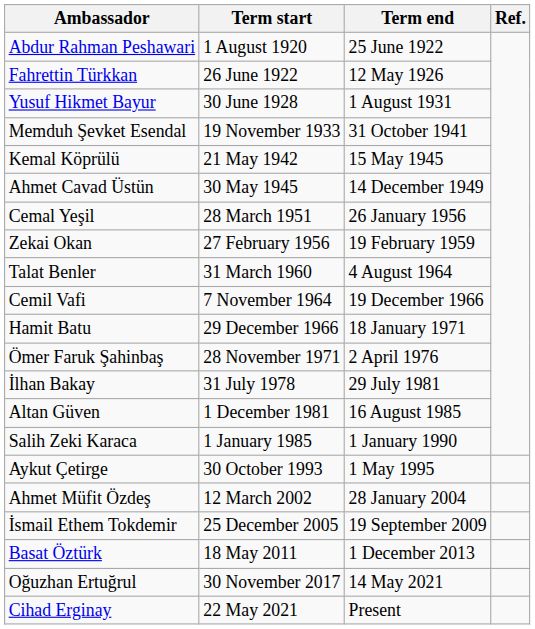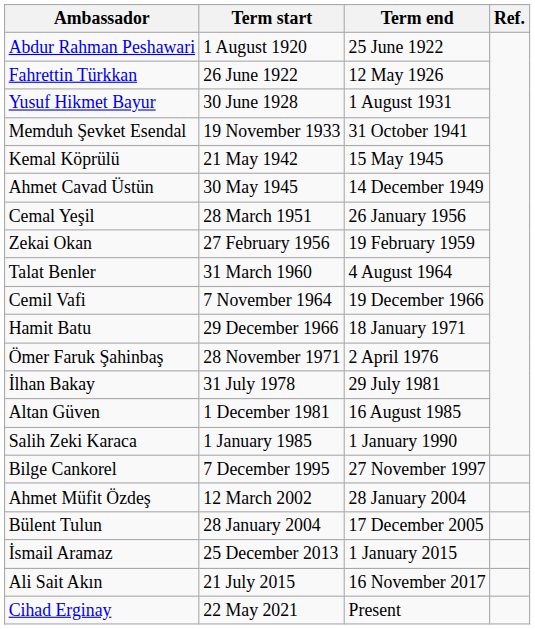- row: (58, 469)
+ row: (63, 469)
+ row: (55, 525)
- row: (93, 525)
- row: (55, 553)
+ row: (61, 553)
+ row: (56, 581)
- row: (73, 581)
